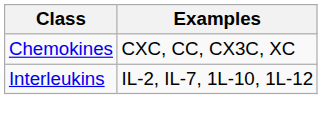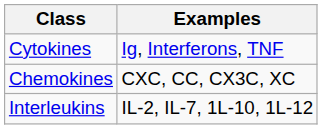+ row: (50, 49)
